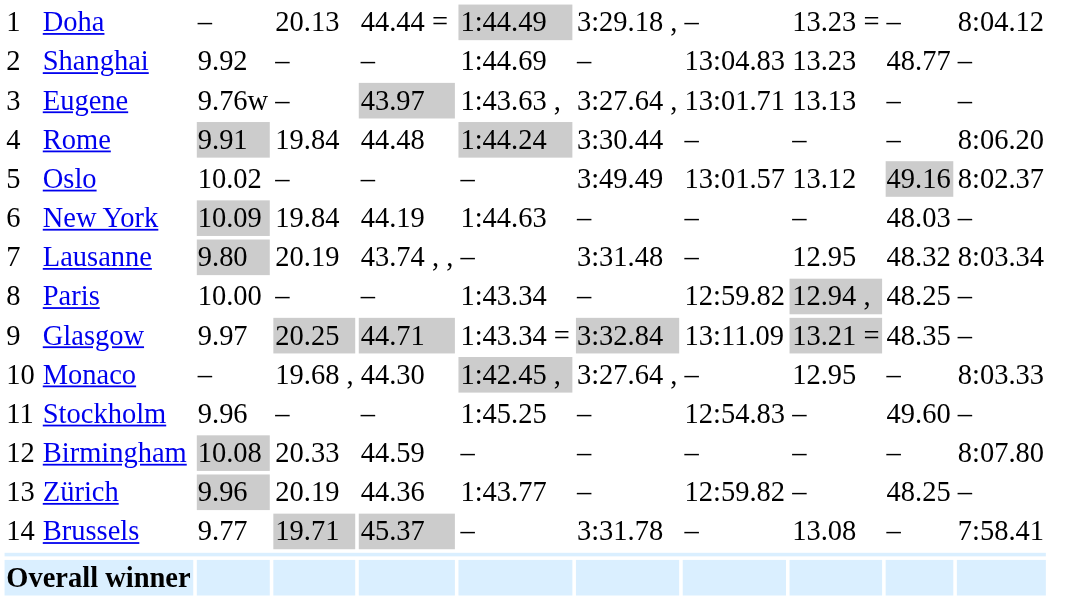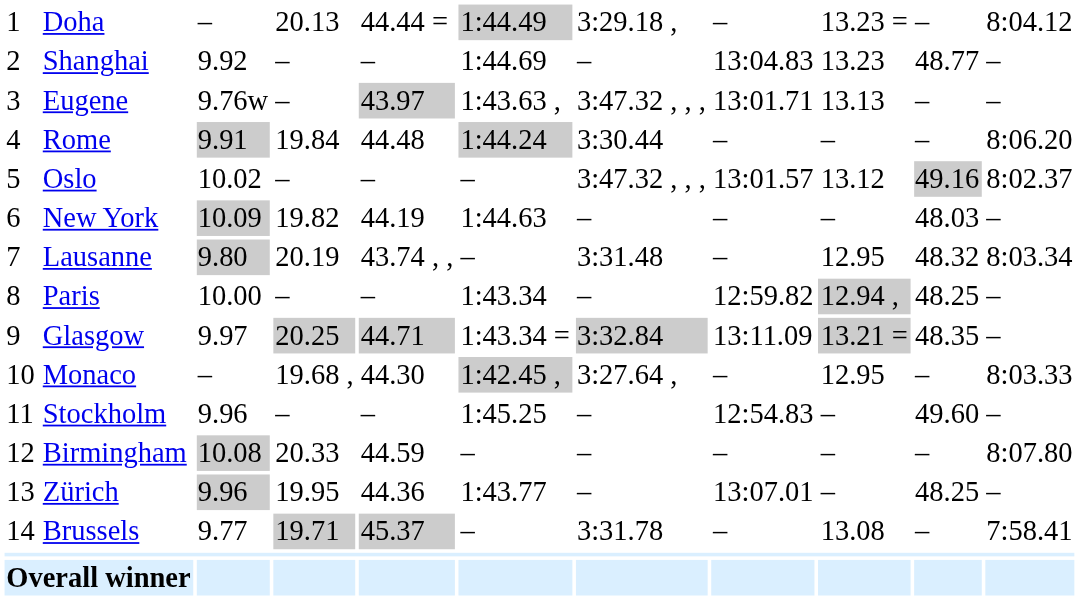(627, 100) 3:27.64 , -> (641, 100) 3:47.32 , , ,
(620, 178) 3:49.49 -> (641, 178) 3:47.32 , , ,
(307, 217) 19.84 -> (307, 217) 19.82
(307, 491) 20.19 -> (307, 491) 19.95
(735, 491) 12:59.82 -> (763, 491) 13:07.01
